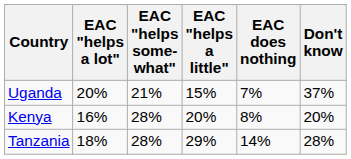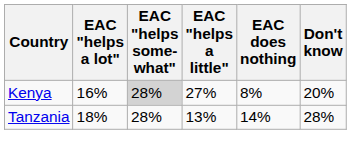- row: (35, 92)
(146, 117) no background -> (146, 92) lightgrey background
(201, 117) 20% -> (201, 92) 27%
(201, 141) 29% -> (201, 117) 13%
